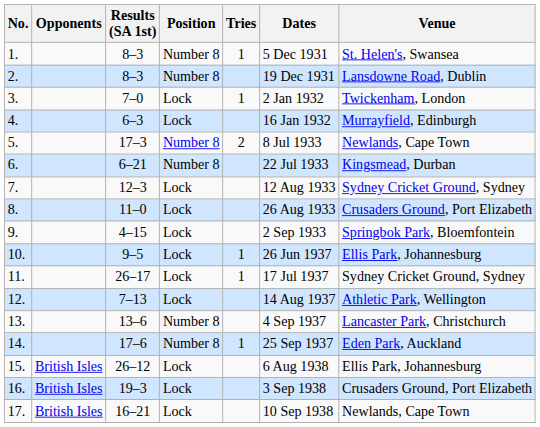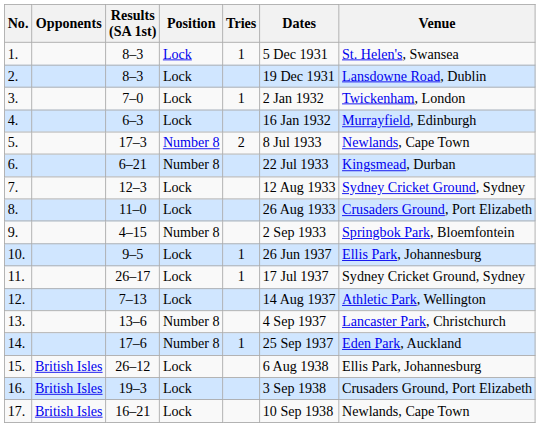(191, 53) Number 8 -> (177, 53) Lock
(191, 76) Number 8 -> (177, 76) Lock
(177, 232) Lock -> (191, 232) Number 8
